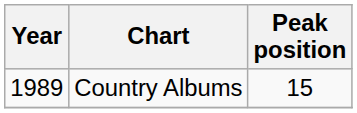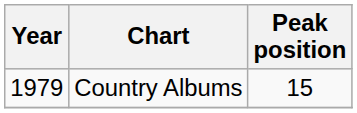(37, 88) 1989 -> (37, 88) 1979
